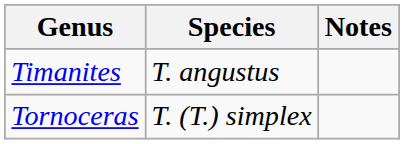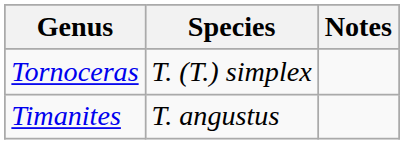rows swapped: (66, 71) <-> (75, 116)
